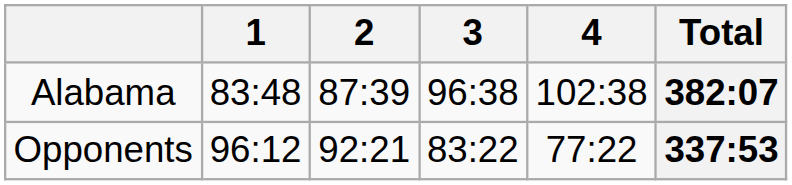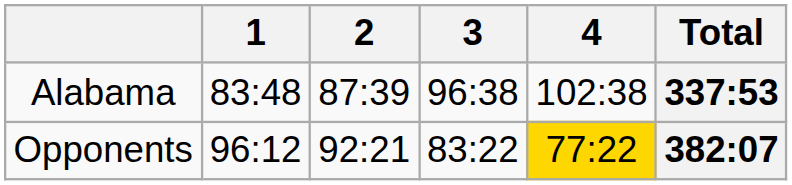(722, 91) 382:07 -> (722, 91) 337:53
(592, 149) no background -> (592, 149) gold background
(722, 149) 337:53 -> (722, 149) 382:07
